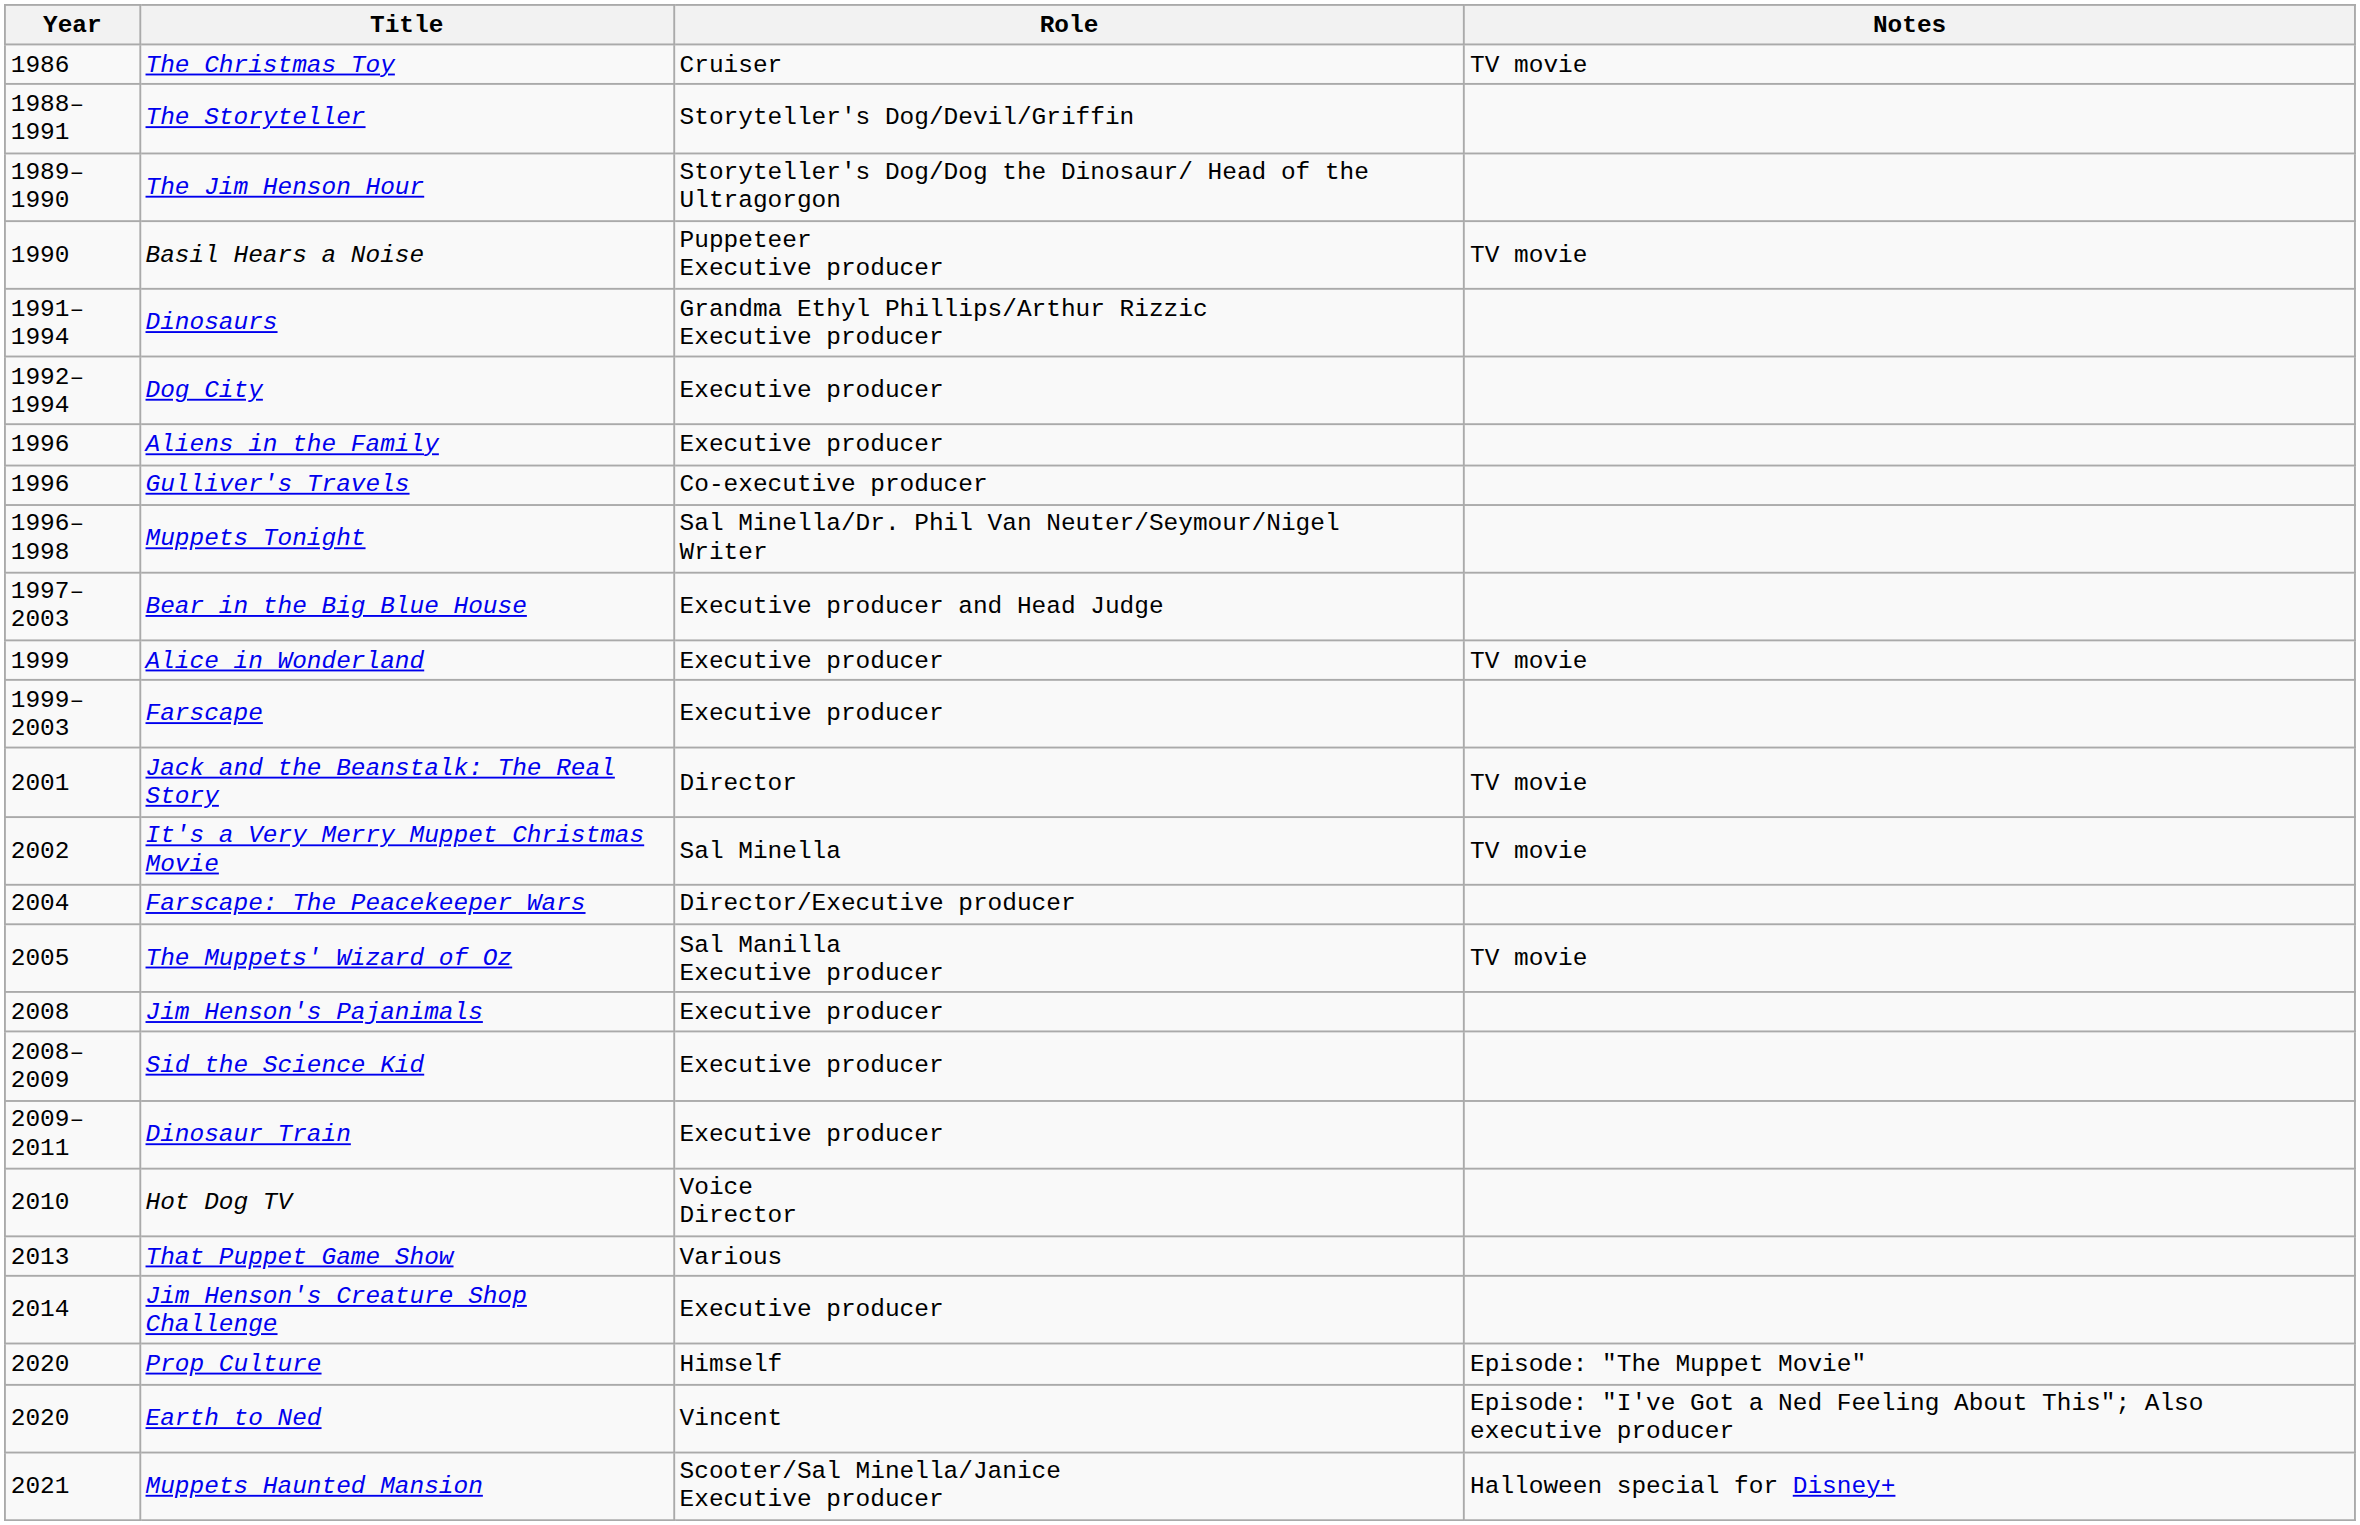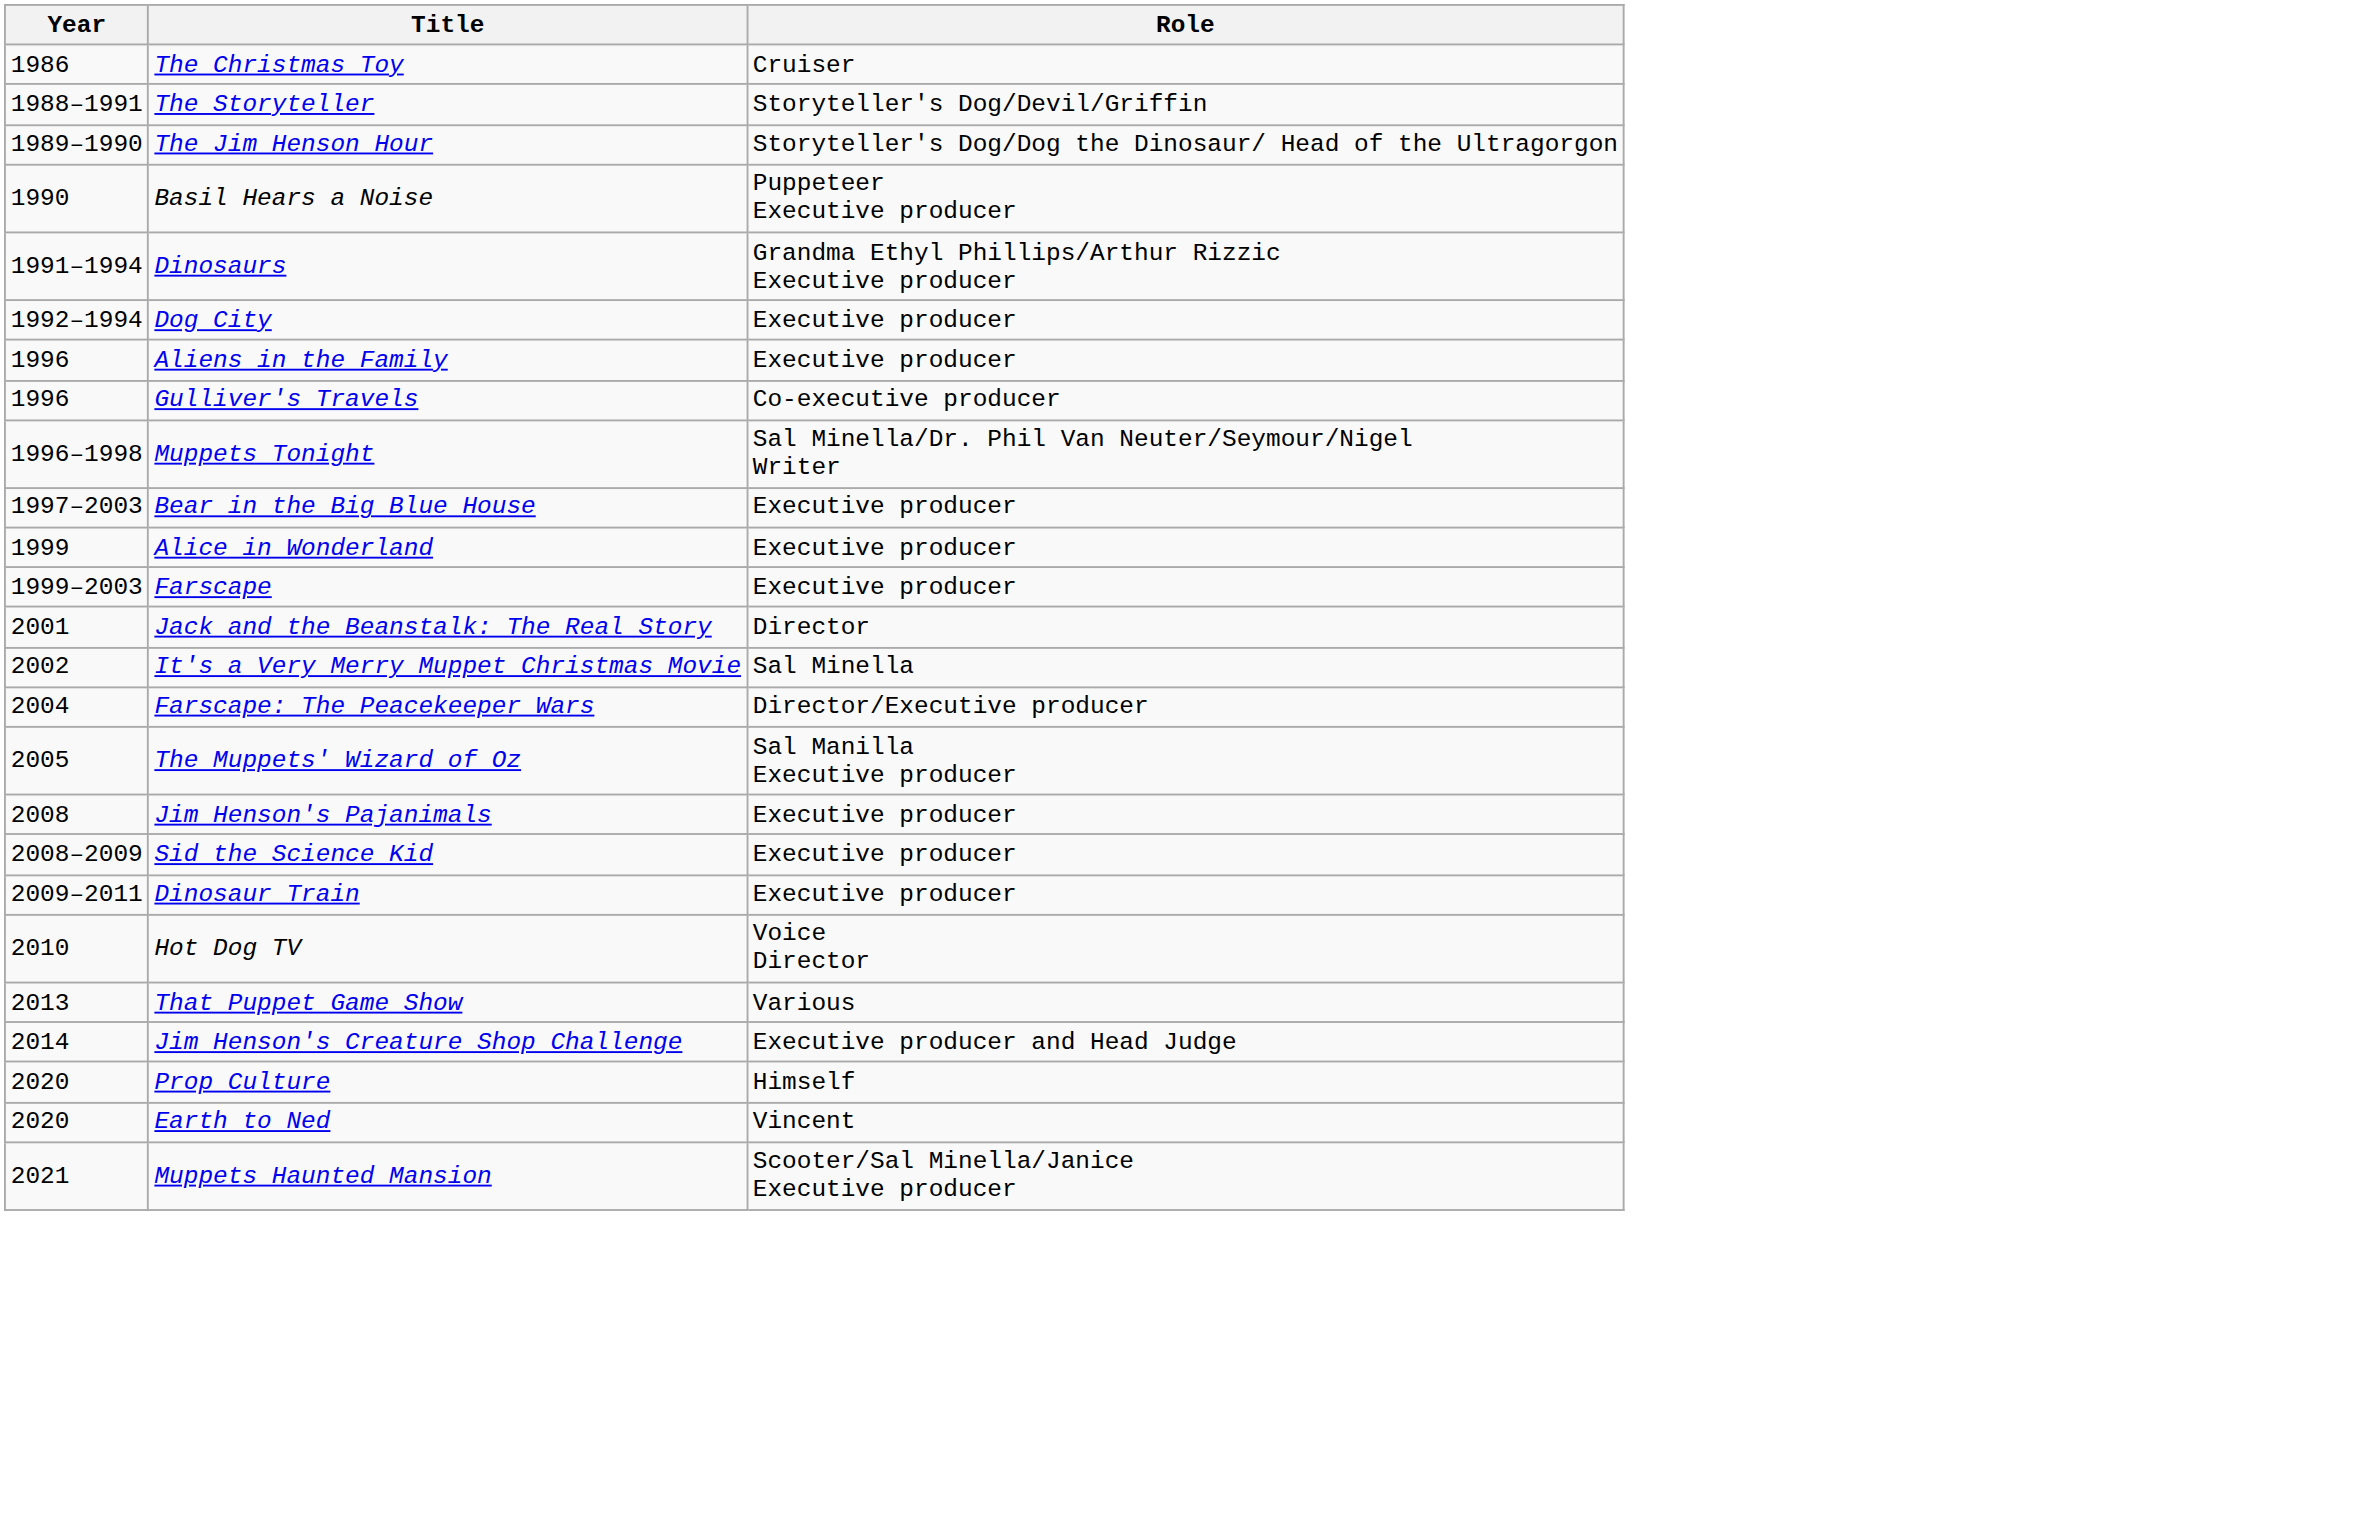- column: (1910, 25)
(922, 606) Executive producer and Head Judge -> (885, 508) Executive producer
(812, 1310) Executive producer -> (995, 1042) Executive producer and Head Judge
